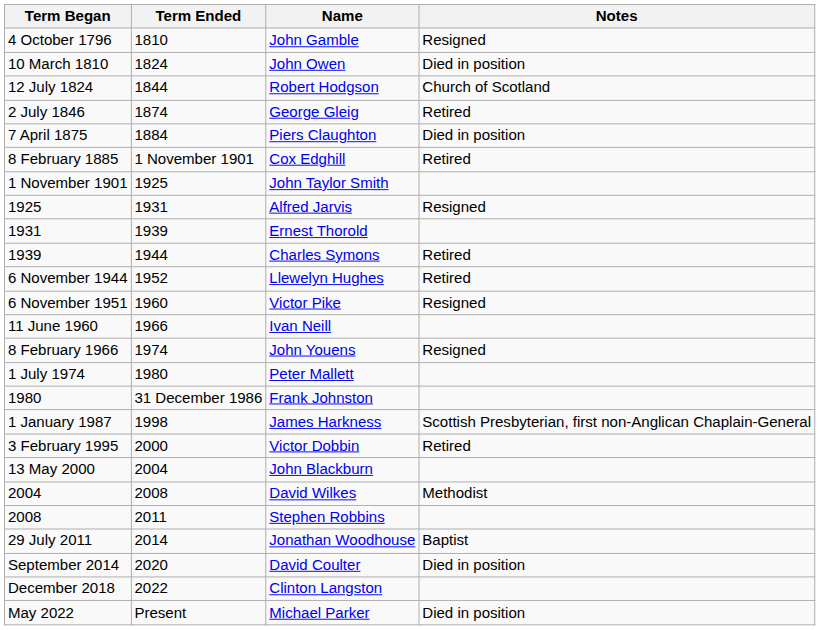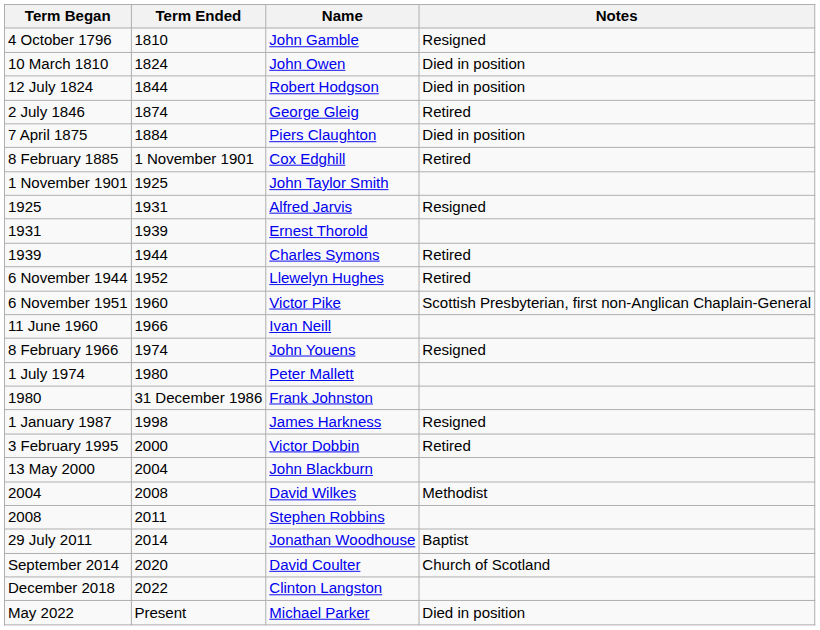(486, 87) Church of Scotland -> (474, 87) Died in position
(454, 302) Resigned -> (617, 302) Scottish Presbyterian, first non-Anglican Chaplain-General
(617, 421) Scottish Presbyterian, first non-Anglican Chaplain-General -> (454, 421) Resigned
(474, 565) Died in position -> (486, 565) Church of Scotland
